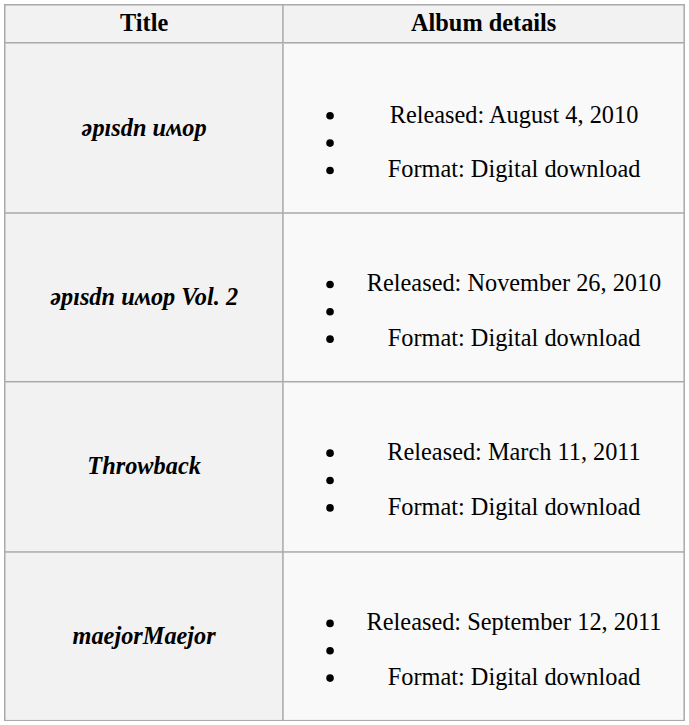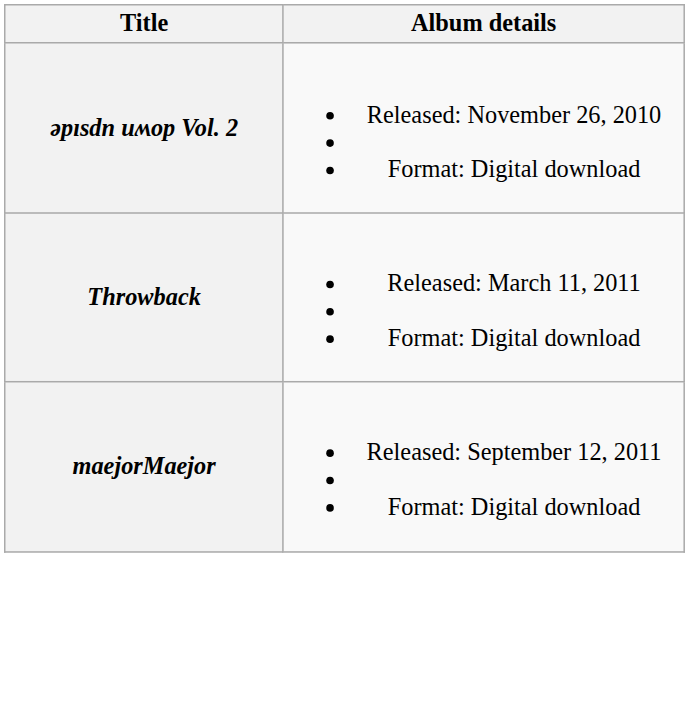- row: (144, 127)
